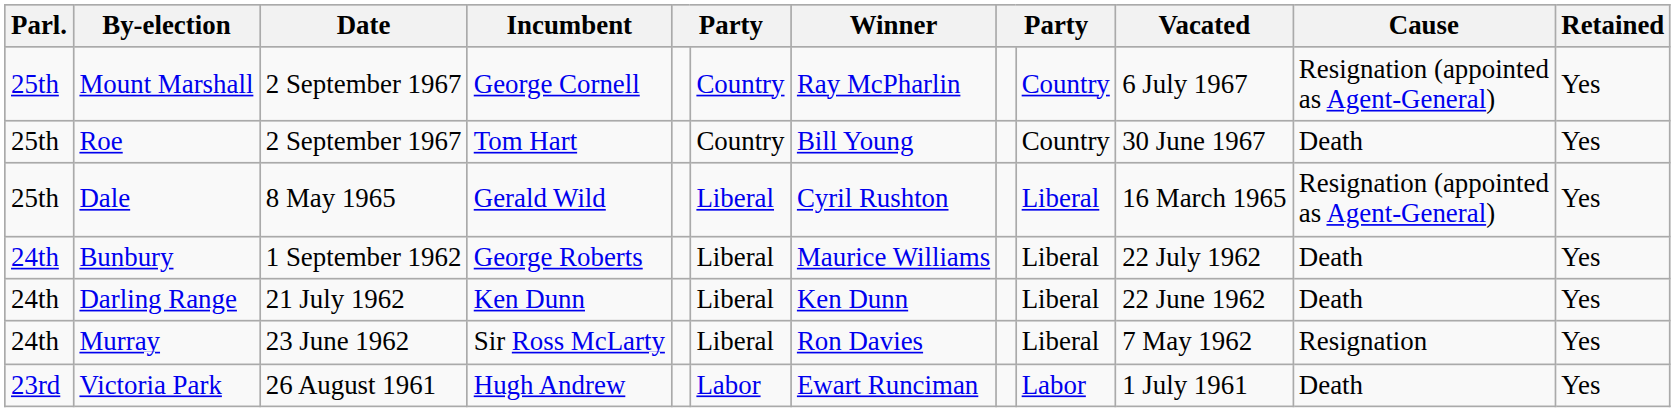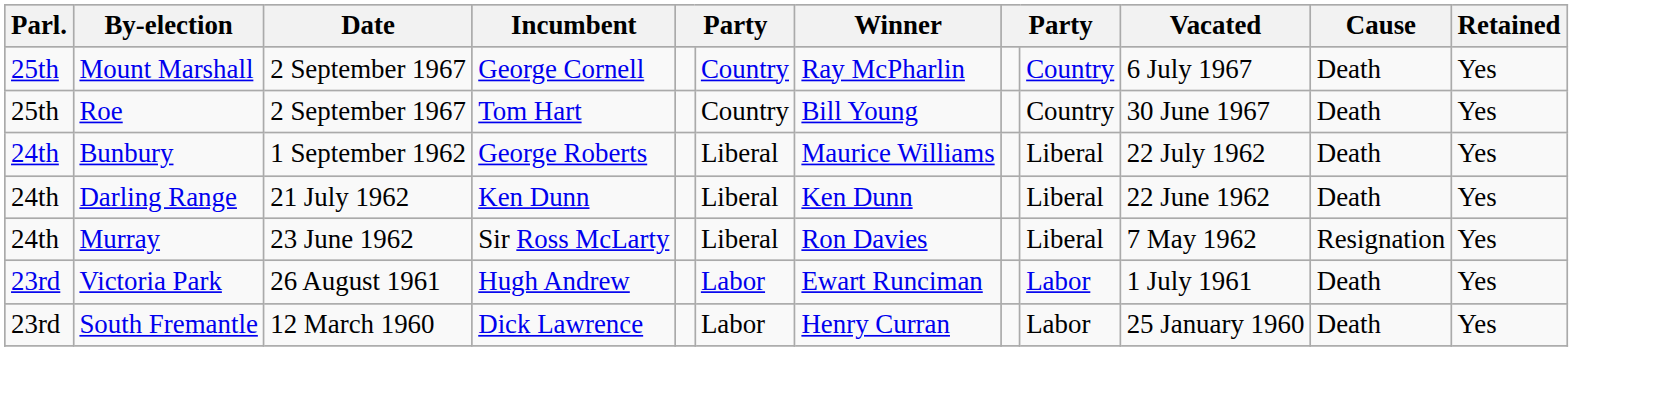(1424, 83) Resignation (appointed as Agent-General) -> (1349, 68) Death
- row: (105, 199)
+ row: (169, 324)
